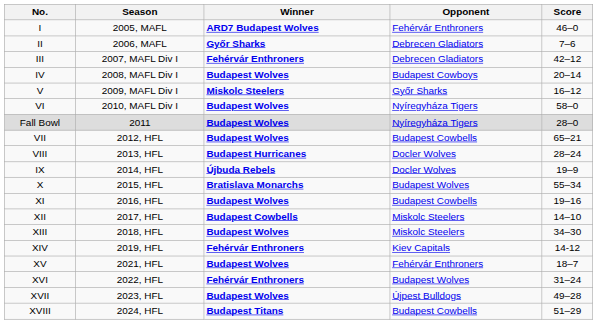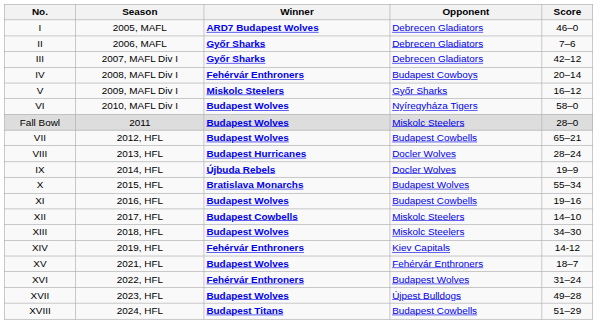(438, 28) Fehérvár Enthroners -> (438, 28) Debrecen Gladiators
(255, 59) Fehérvár Enthroners -> (236, 59) Győr Sharks
(248, 75) Budapest Wolves -> (255, 75) Fehérvár Enthroners
(435, 122) Nyíregyháza Tigers -> (428, 122) Miskolc Steelers
